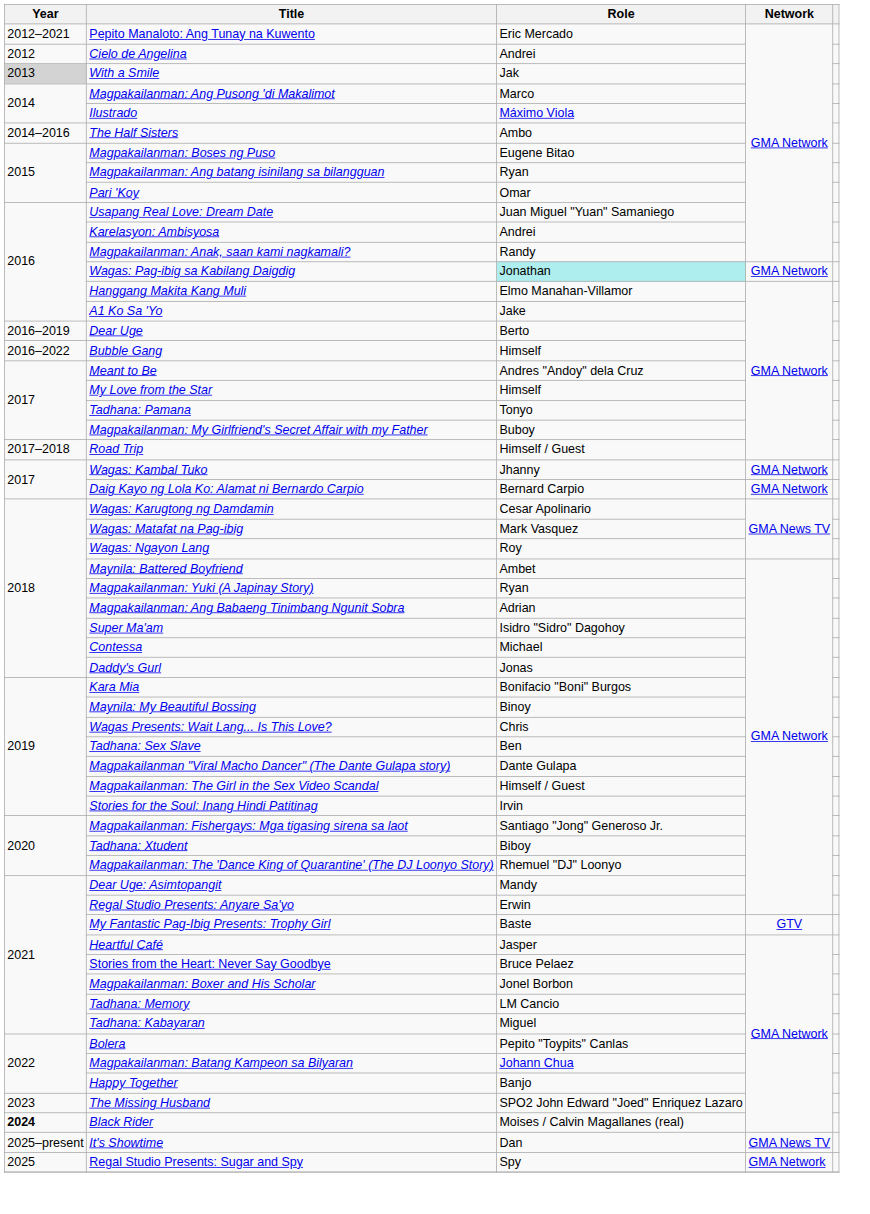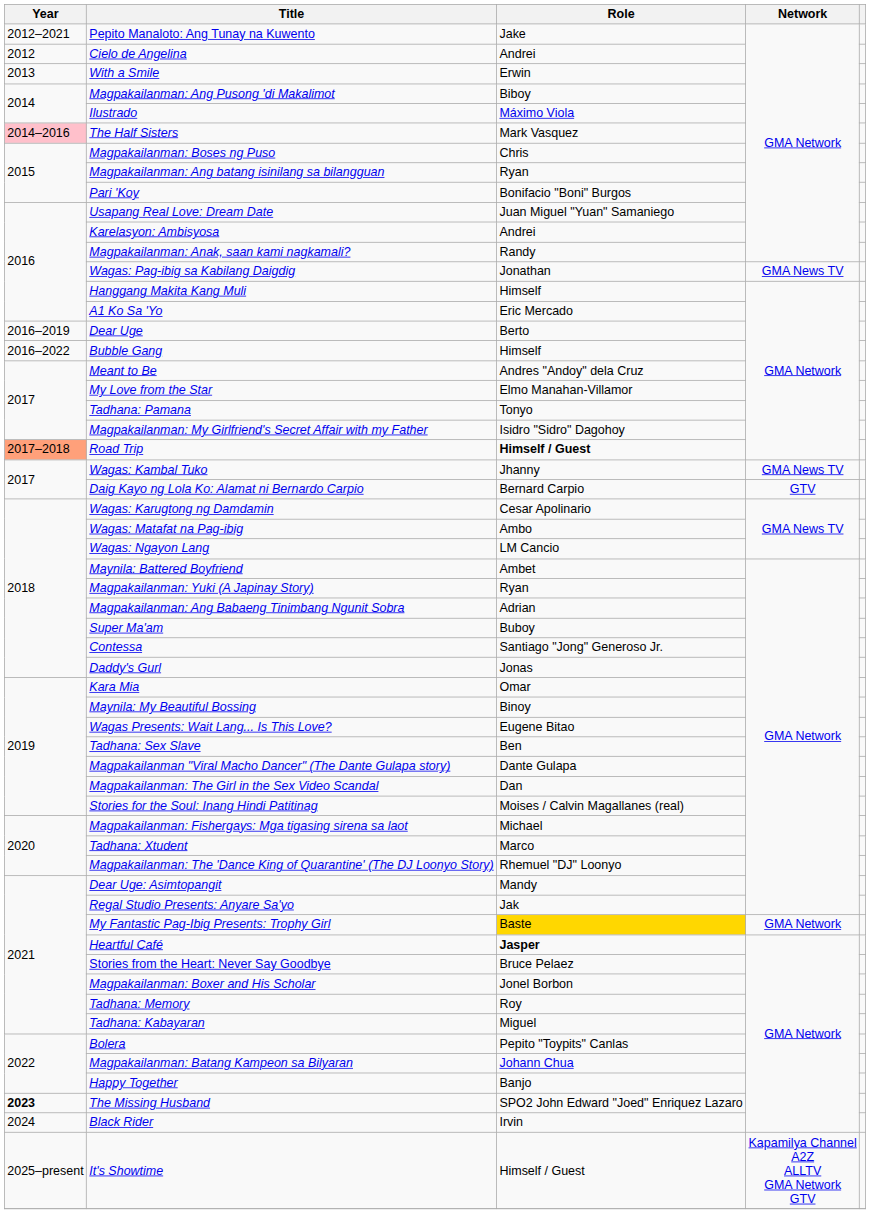(536, 34) Eric Mercado -> (513, 34) Jake
(21, 73) lightgrey background -> (21, 73) no background
(509, 73) Jak -> (515, 73) Erwin
(517, 93) Marco -> (515, 93) Biboy
(39, 133) no background -> (39, 133) pink background
(516, 133) Ambo -> (539, 133) Mark Vasquez
(537, 152) Eugene Bitao -> (514, 152) Chris
(515, 192) Omar -> (565, 192) Bonifacio "Boni" Burgos
(525, 271) paleturquoise background -> (525, 271) no background
(789, 271) GMA Network -> (803, 271) GMA News TV
(566, 291) Elmo Manahan-Villamor -> (520, 291) Himself
(513, 311) Jake -> (536, 311) Eric Mercado
(520, 390) Himself -> (566, 390) Elmo Manahan-Villamor
(517, 430) Buboy -> (562, 430) Isidro "Sidro" Dagohoy
(39, 449) no background -> (39, 449) lightsalmon background
(542, 449) normal -> (545, 449) bold
(789, 469) GMA Network -> (803, 469) GMA News TV
(789, 489) GMA Network -> (803, 489) GTV
(539, 529) Mark Vasquez -> (516, 529) Ambo
(511, 548) Roy -> (529, 548) LM Cancio
(562, 627) Isidro "Sidro" Dagohoy -> (517, 627) Buboy
(521, 647) Michael -> (581, 647) Santiago "Jong" Generoso Jr.
(565, 687) Bonifacio "Boni" Burgos -> (515, 687) Omar
(514, 726) Chris -> (537, 726) Eugene Bitao
(542, 786) Himself / Guest -> (511, 786) Dan
(511, 806) Irvin -> (592, 806) Moises / Calvin Magallanes (real)
(581, 825) Santiago "Jong" Generoso Jr. -> (521, 825) Michael
(515, 845) Biboy -> (517, 845) Marco
(515, 905) Erwin -> (509, 905) Jak
(515, 924) no background -> (515, 924) gold background
(789, 924) GTV -> (803, 924) GMA Network
(518, 944) normal -> (520, 944) bold
(529, 1004) LM Cancio -> (511, 1004) Roy
(21, 1102) normal -> (21, 1102) bold
(21, 1122) bold -> (21, 1122) normal
(592, 1122) Moises / Calvin Magallanes (real) -> (511, 1122) Irvin
(511, 1142) Dan -> (542, 1170) Himself / Guest
(789, 1142) GMA News TV -> (803, 1170) Kapamilya Channel A2Z ALLTV GMA Network GTV
- row: (196, 1162)
